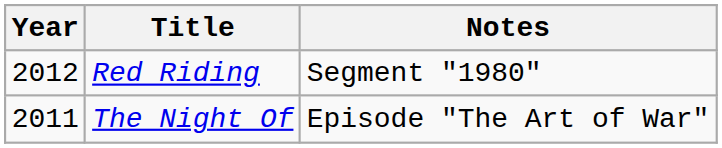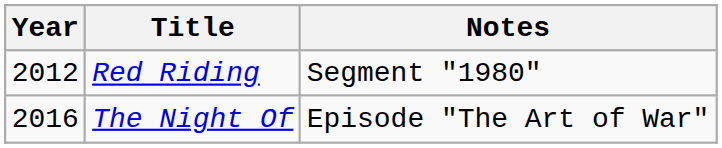(45, 119) 2011 -> (45, 119) 2016
